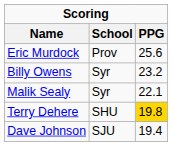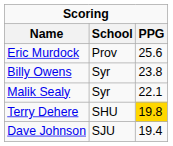(150, 72) 23.2 -> (150, 72) 23.8
